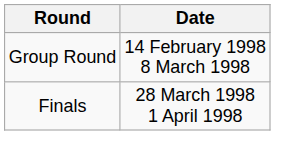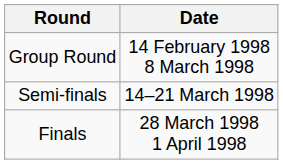+ row: (62, 95)
